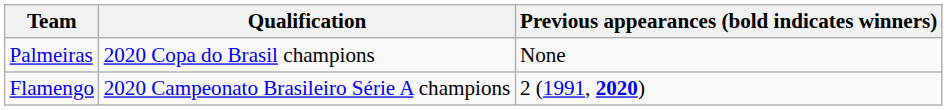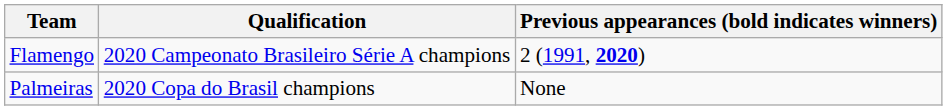rows swapped: (52, 88) <-> (51, 54)
